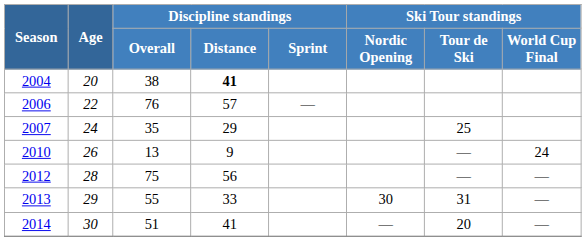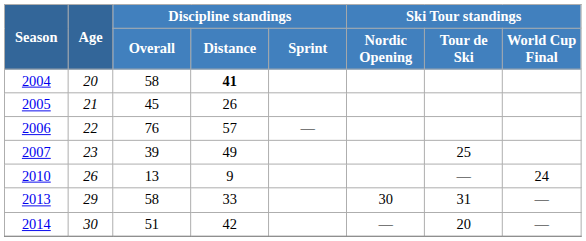(152, 81) 38 -> (152, 81) 58
+ row: (36, 105)
(91, 128) 24 -> (91, 152) 23
(152, 128) 35 -> (152, 152) 39
(230, 128) 29 -> (230, 152) 49
- row: (36, 176)
(152, 200) 55 -> (152, 200) 58
(230, 224) 41 -> (230, 224) 42
